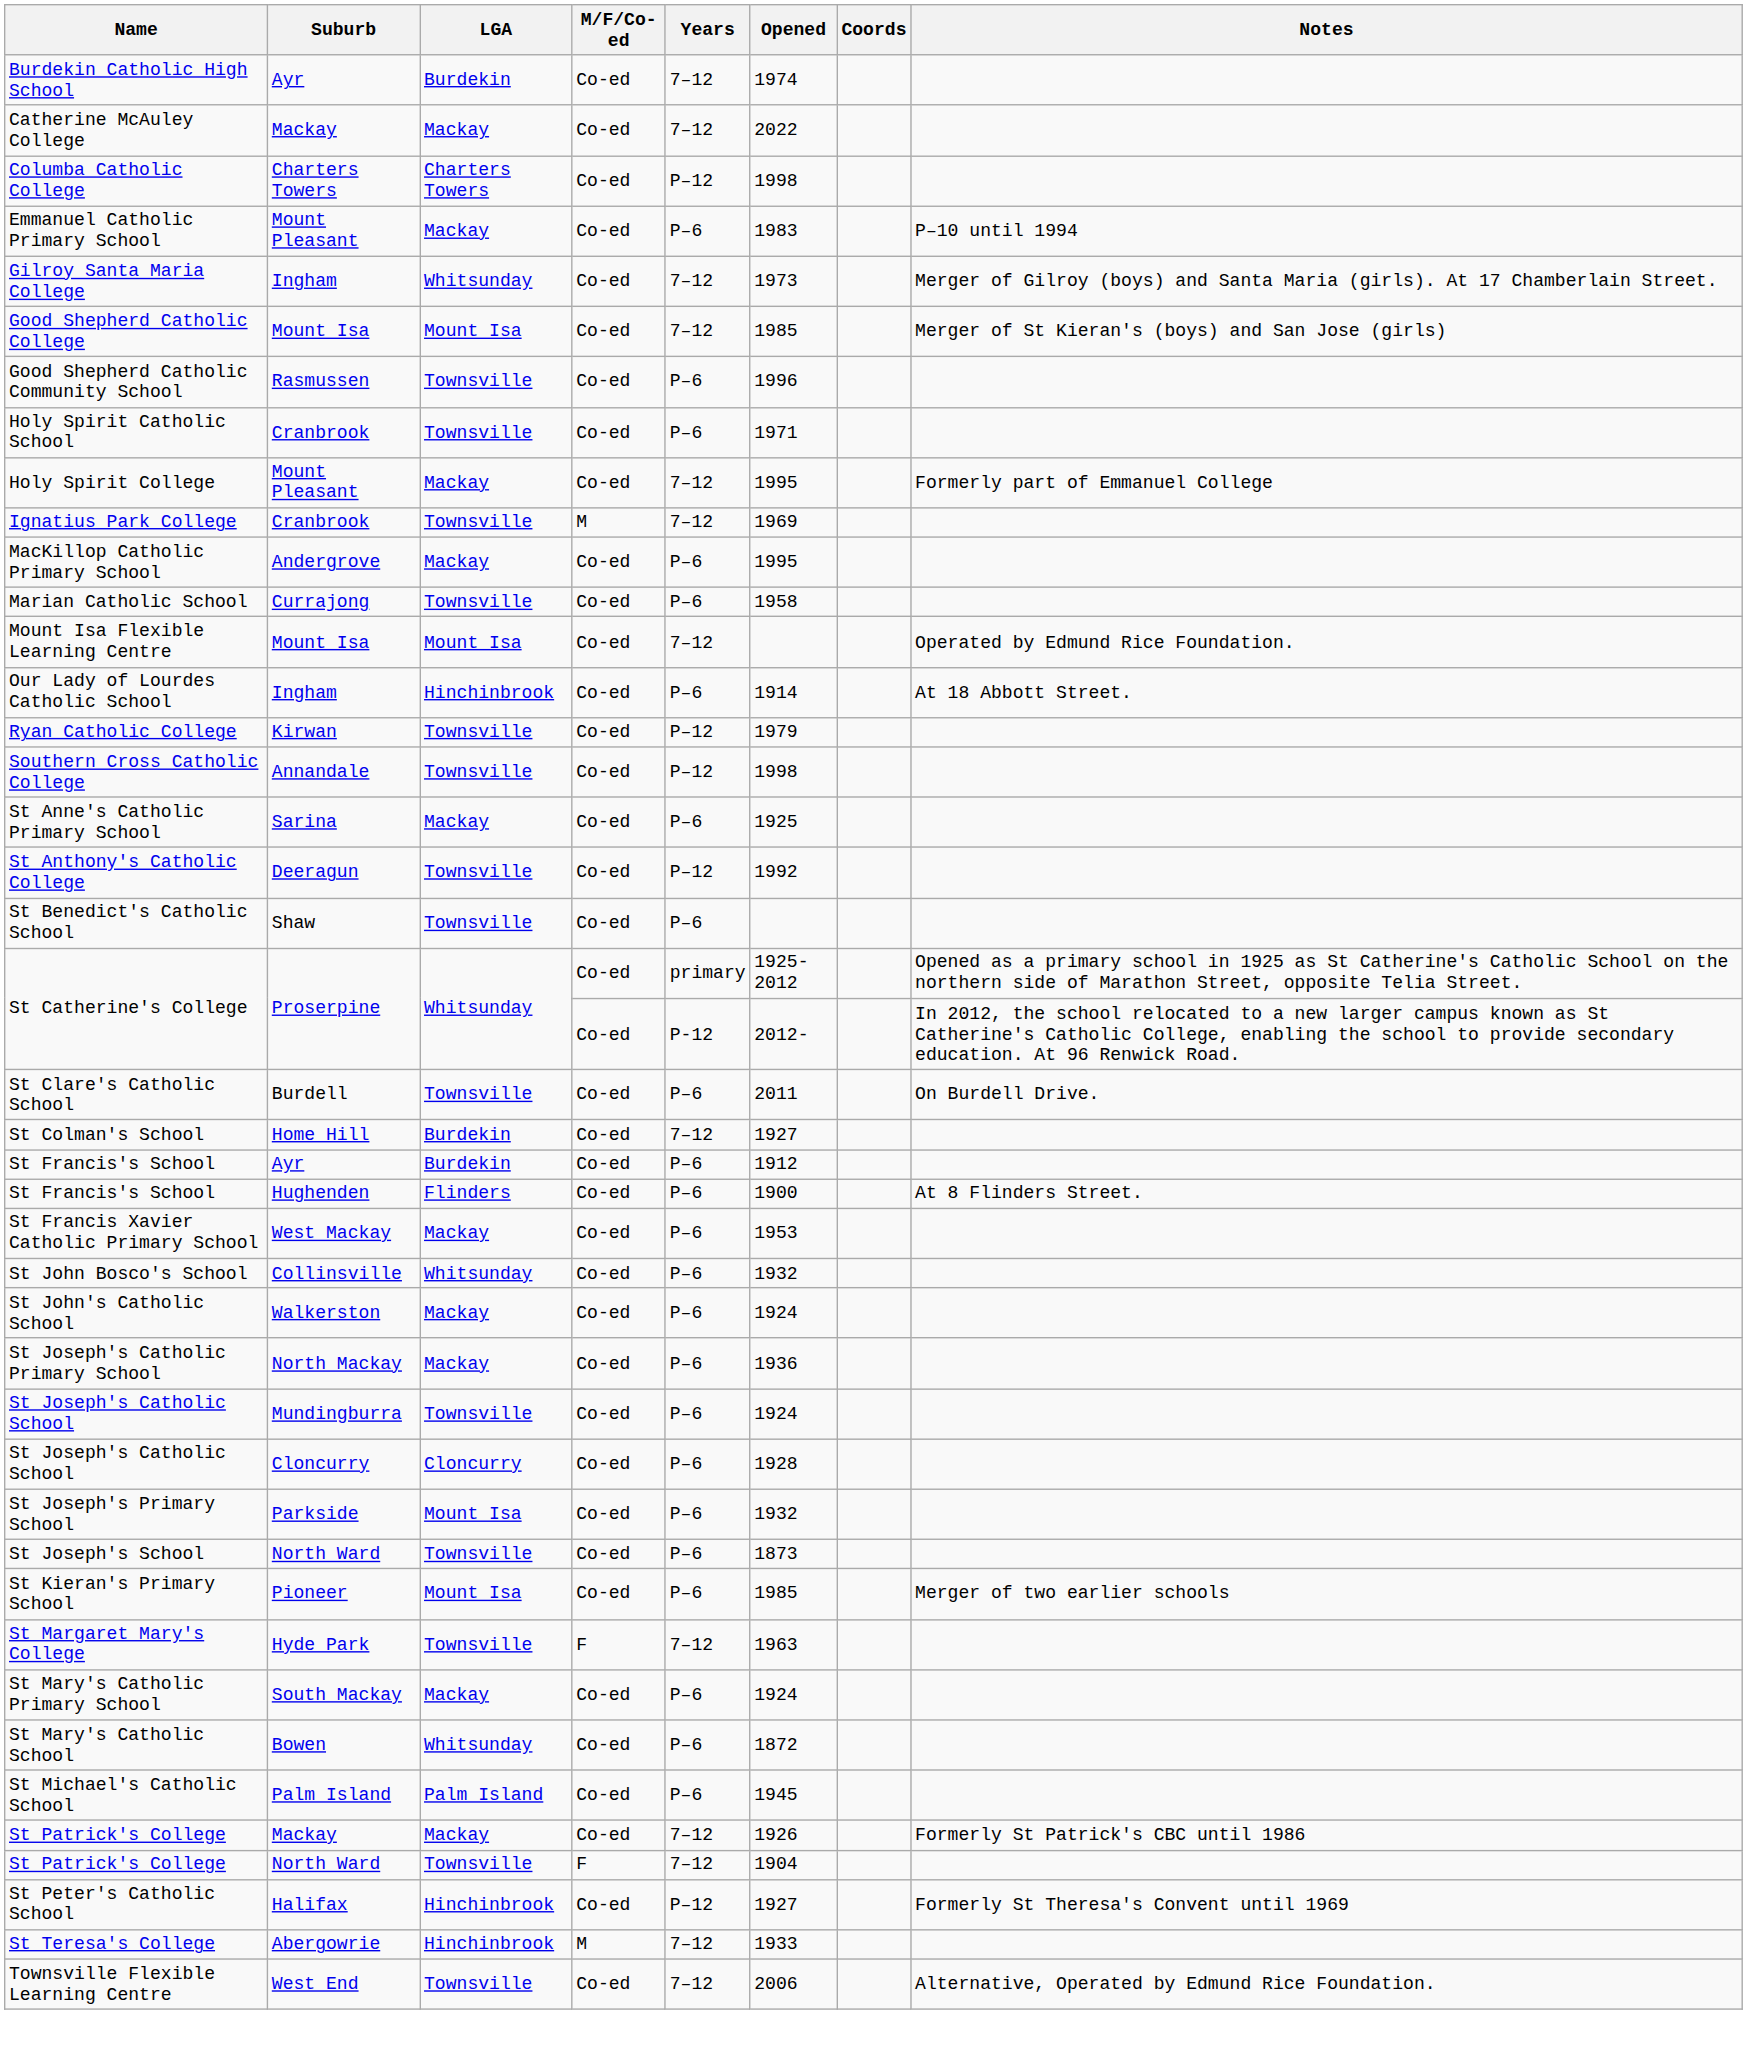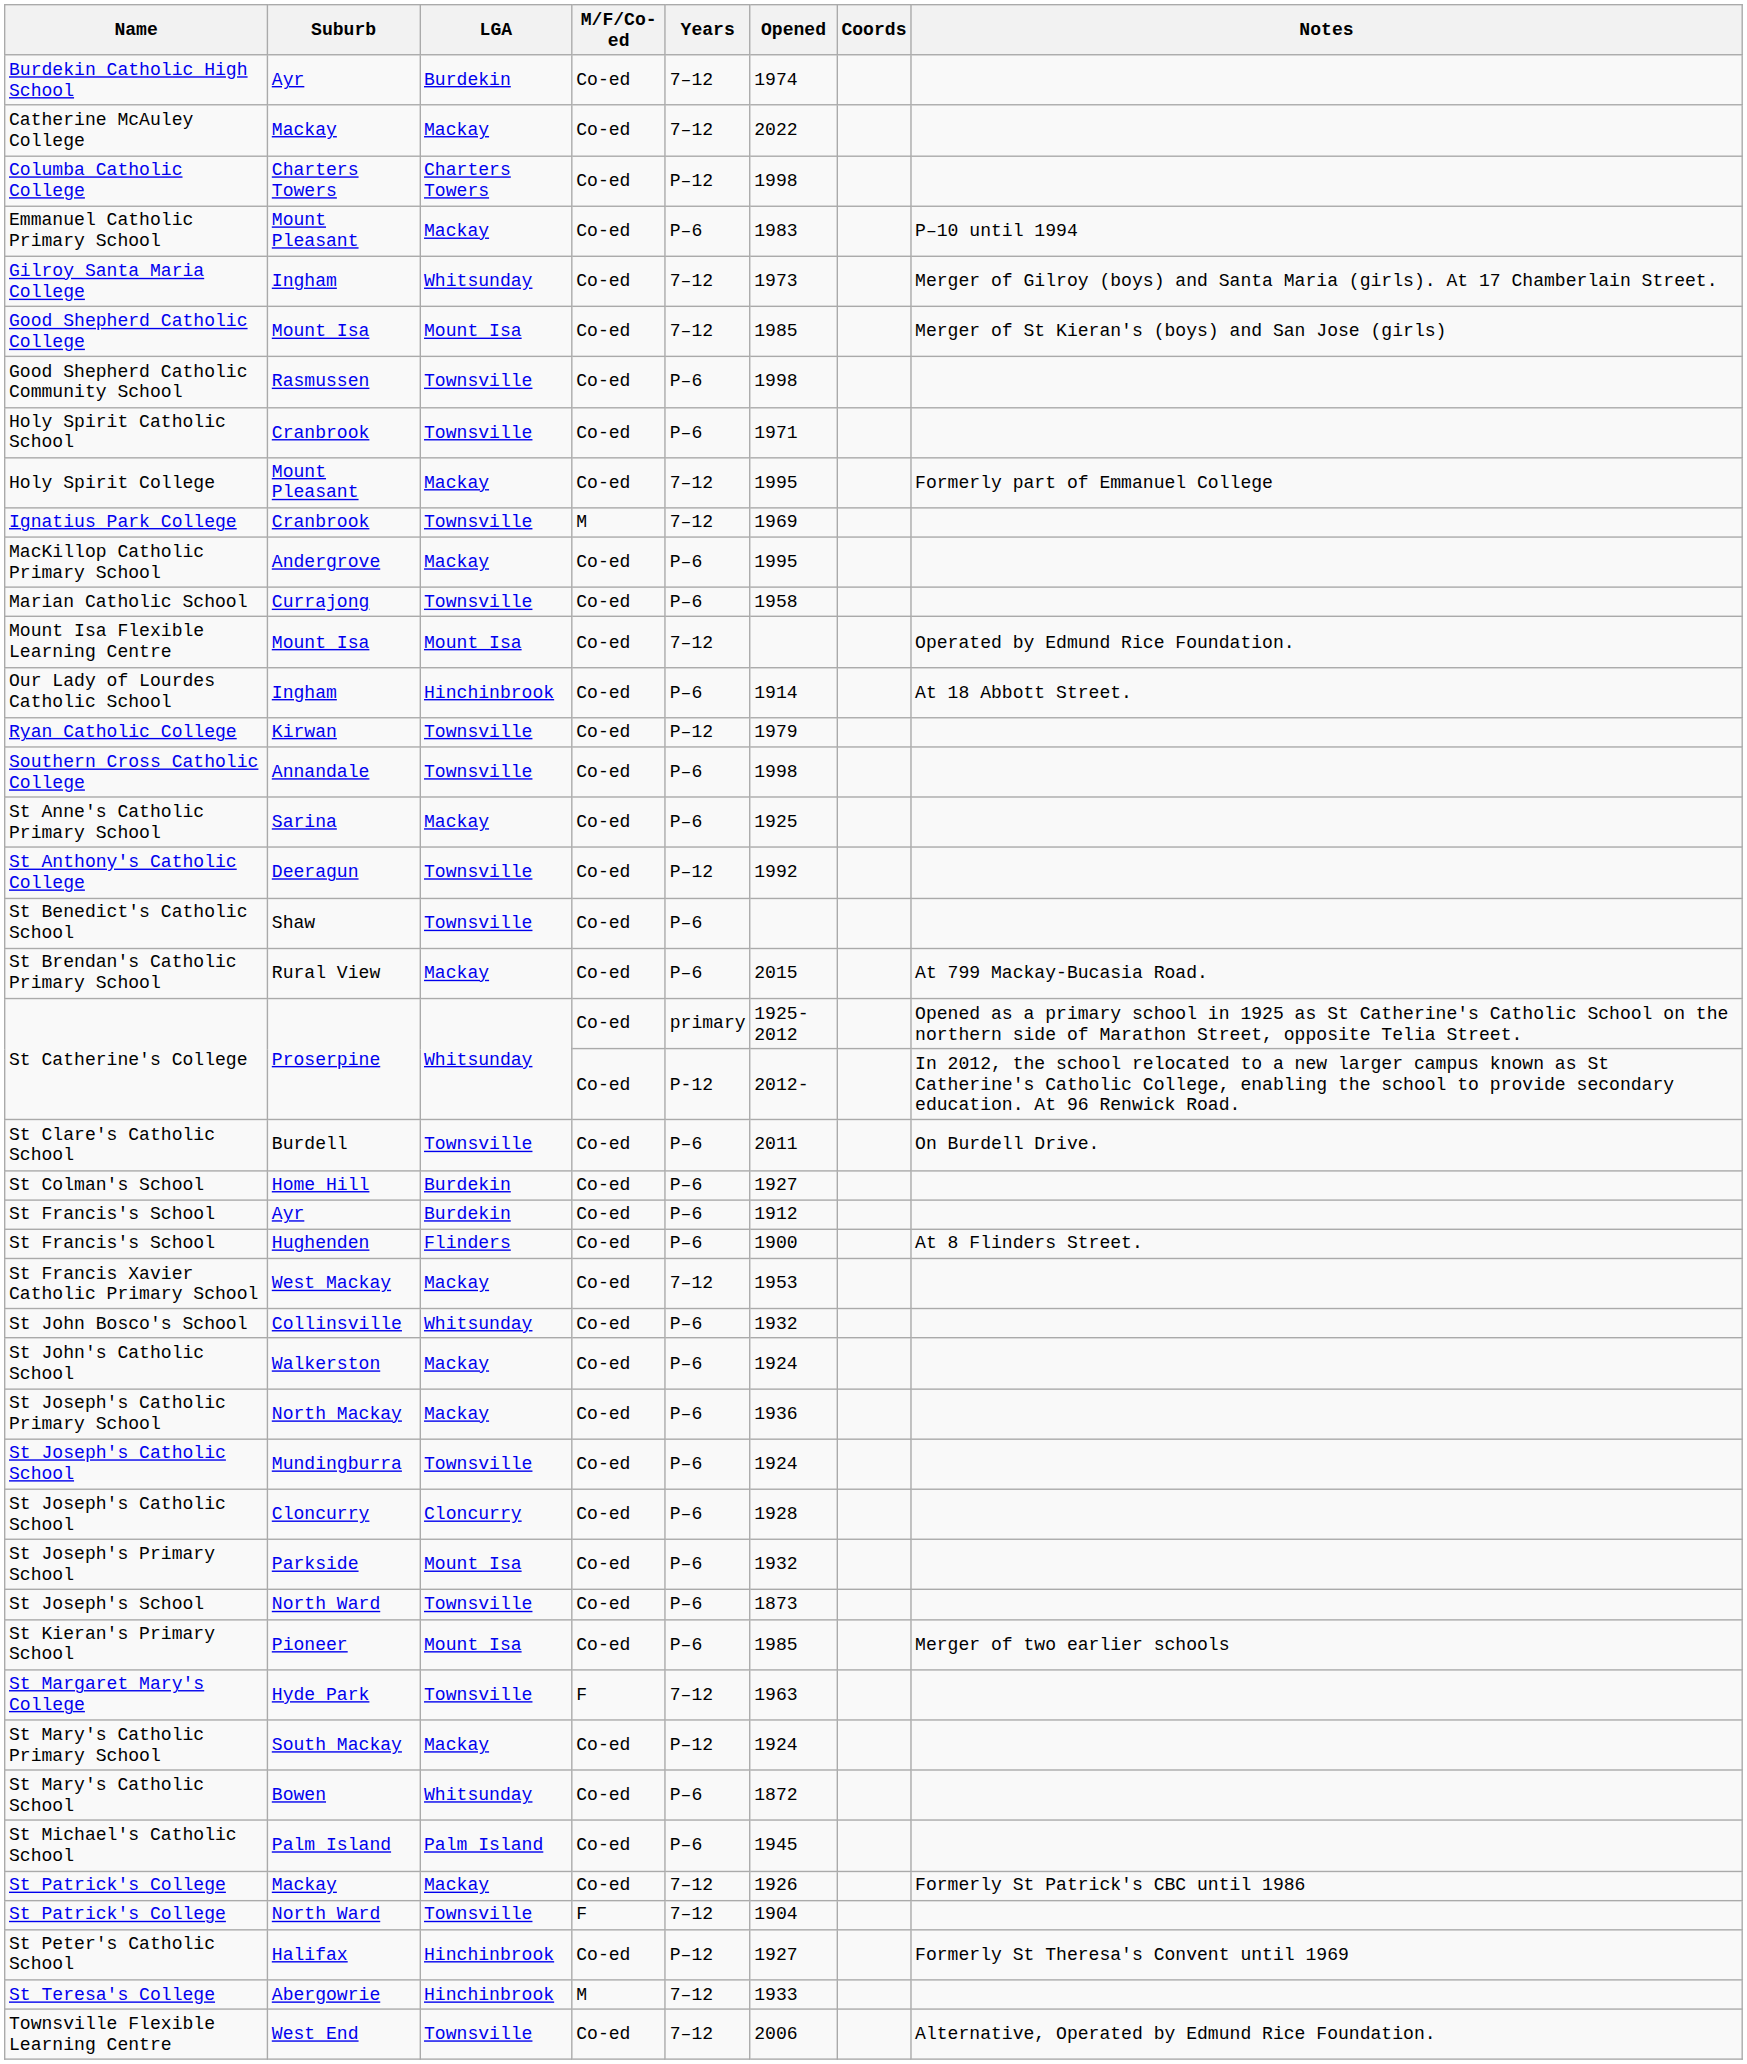(776, 382) 1996 -> (776, 382) 1998
(691, 772) P–12 -> (686, 772) P–6
+ row: (123, 973)
(691, 1135) 7–12 -> (686, 1185) P–6
(686, 1233) P–6 -> (691, 1284) 7–12
(686, 1695) P–6 -> (691, 1745) P–12
